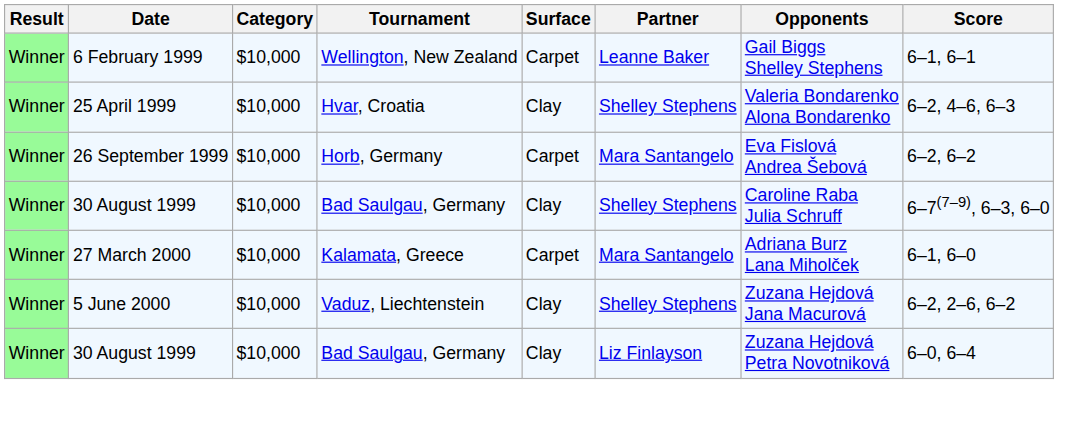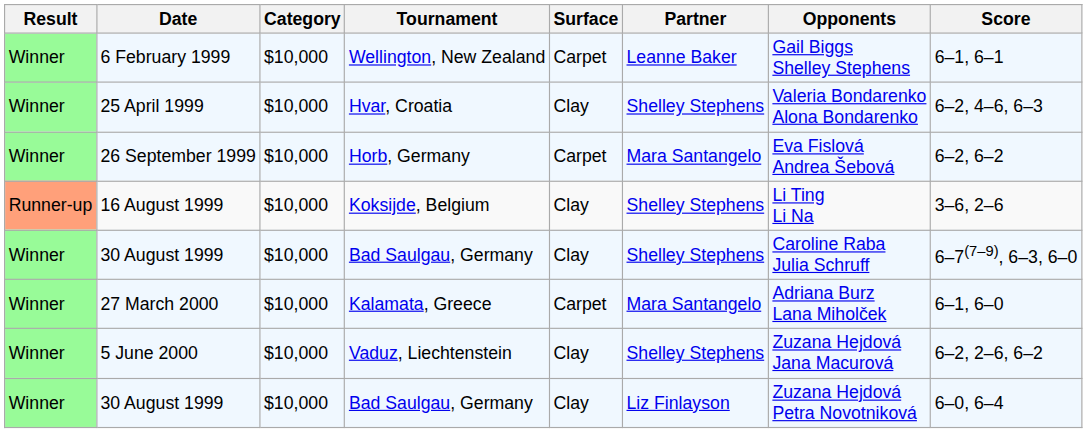+ row: (162, 205)
